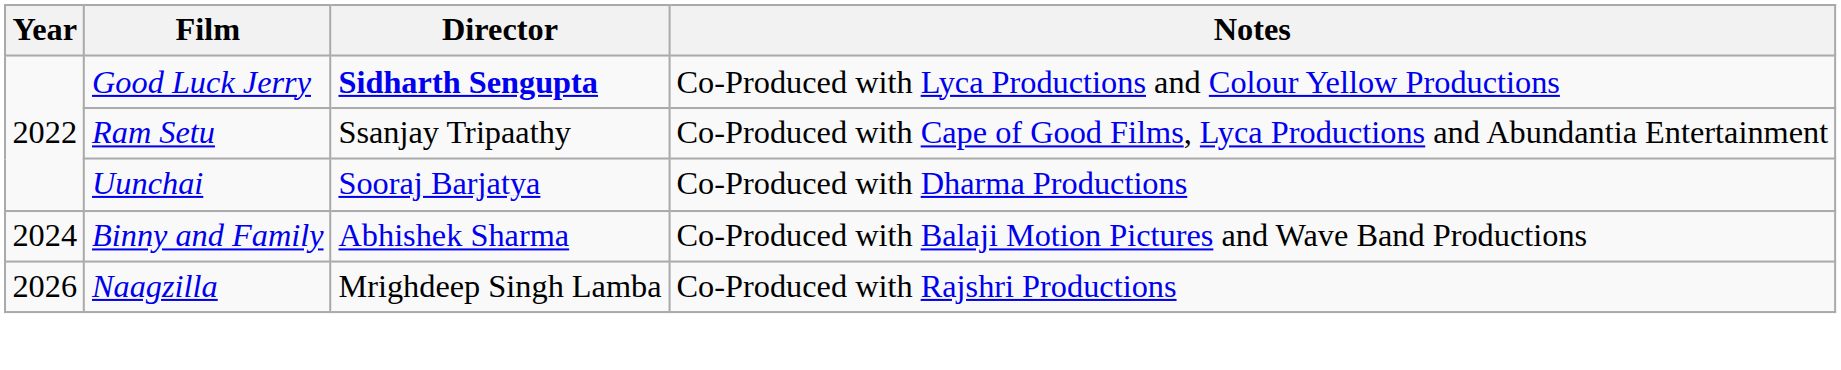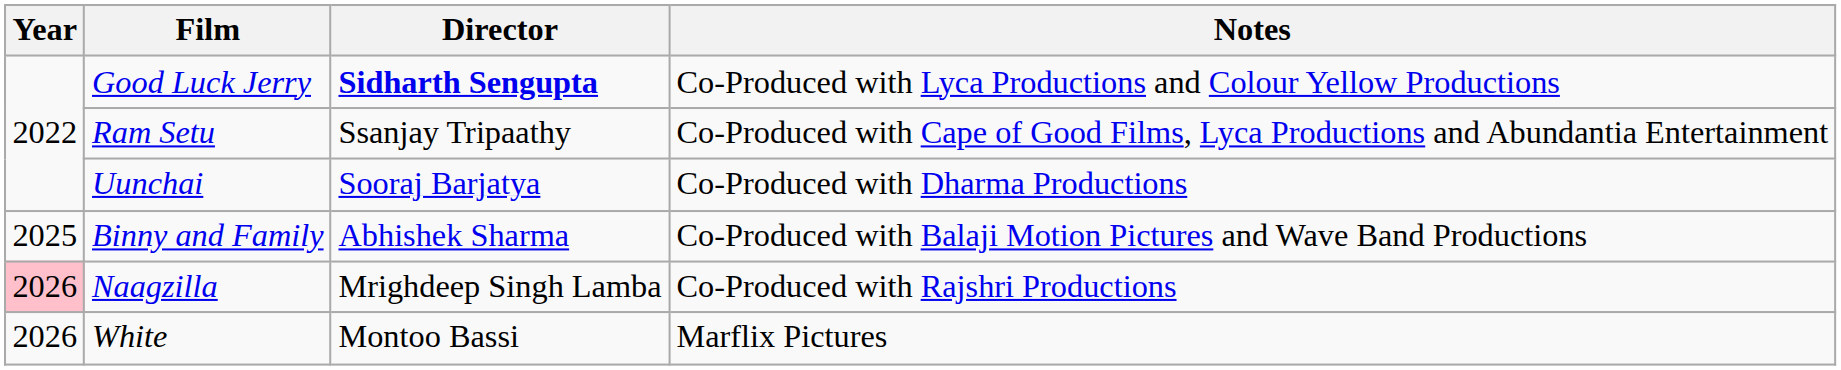(45, 235) 2024 -> (45, 235) 2025
(45, 286) no background -> (45, 286) pink background
+ row: (130, 337)
